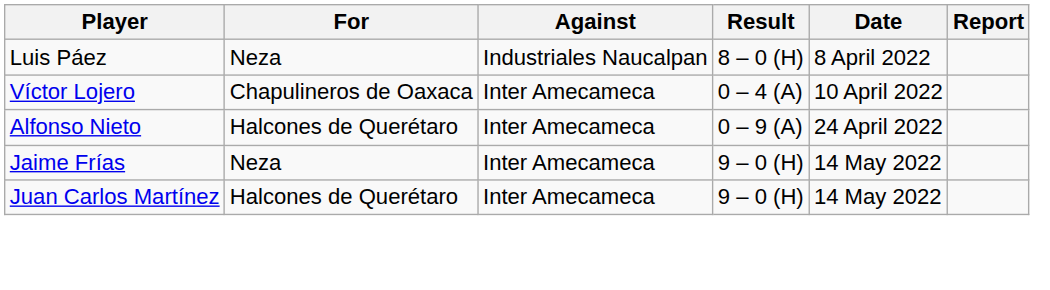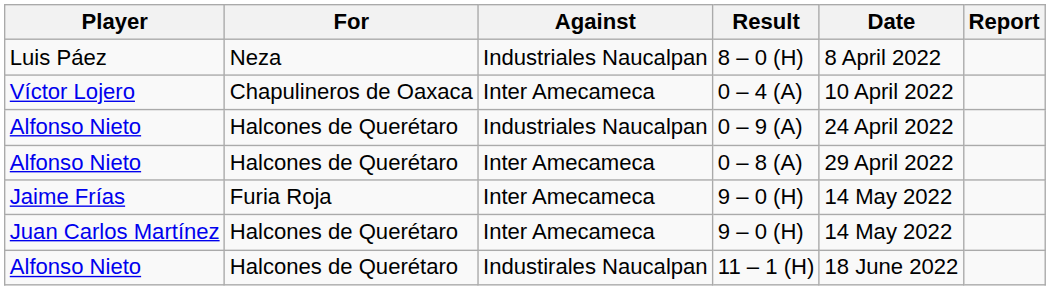(569, 127) Inter Amecameca -> (595, 127) Industriales Naucalpan
+ row: (75, 162)
(256, 162) Neza -> (281, 197) Furia Roja
+ row: (75, 267)
